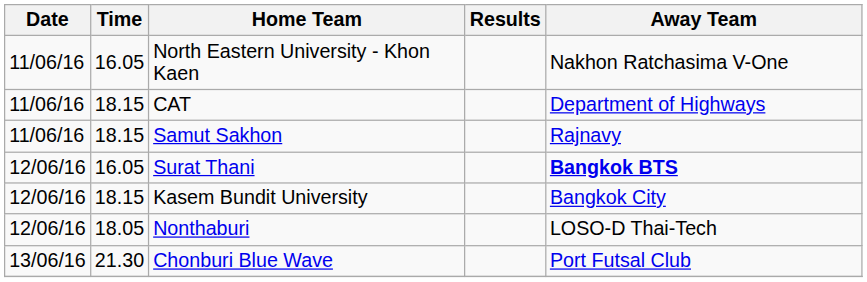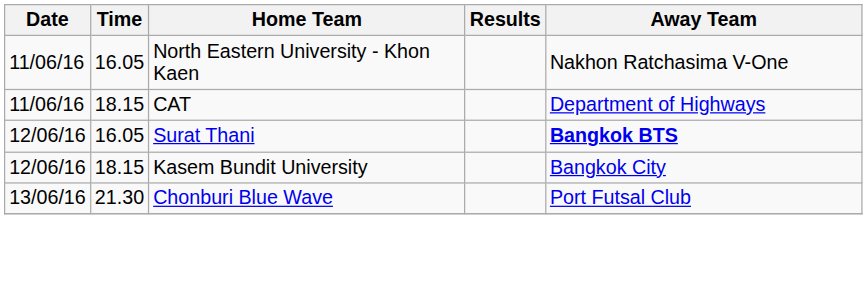- row: (218, 135)
- row: (201, 229)
